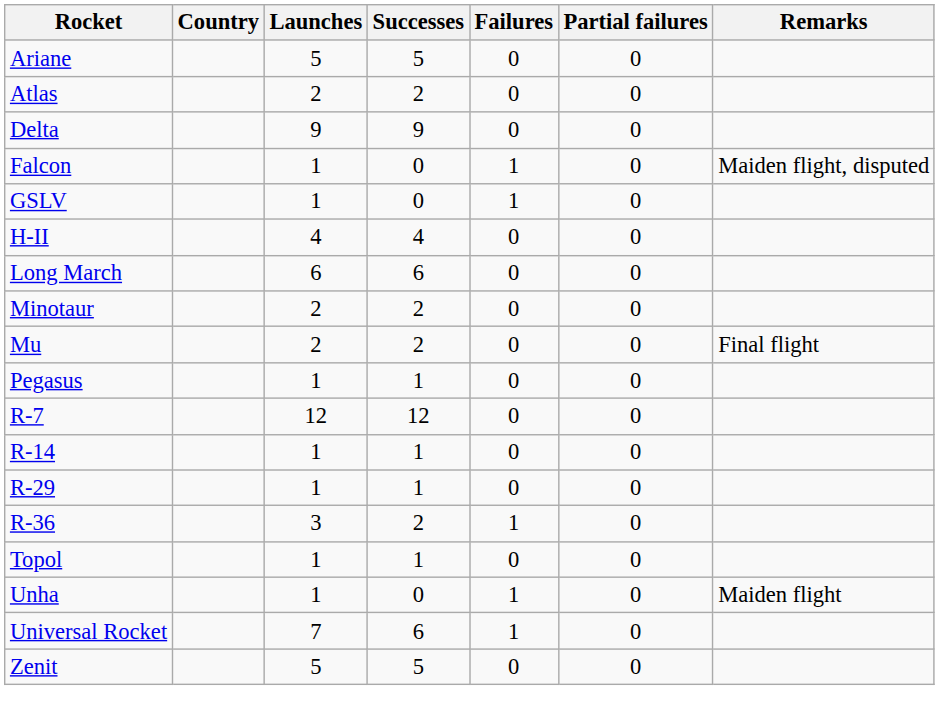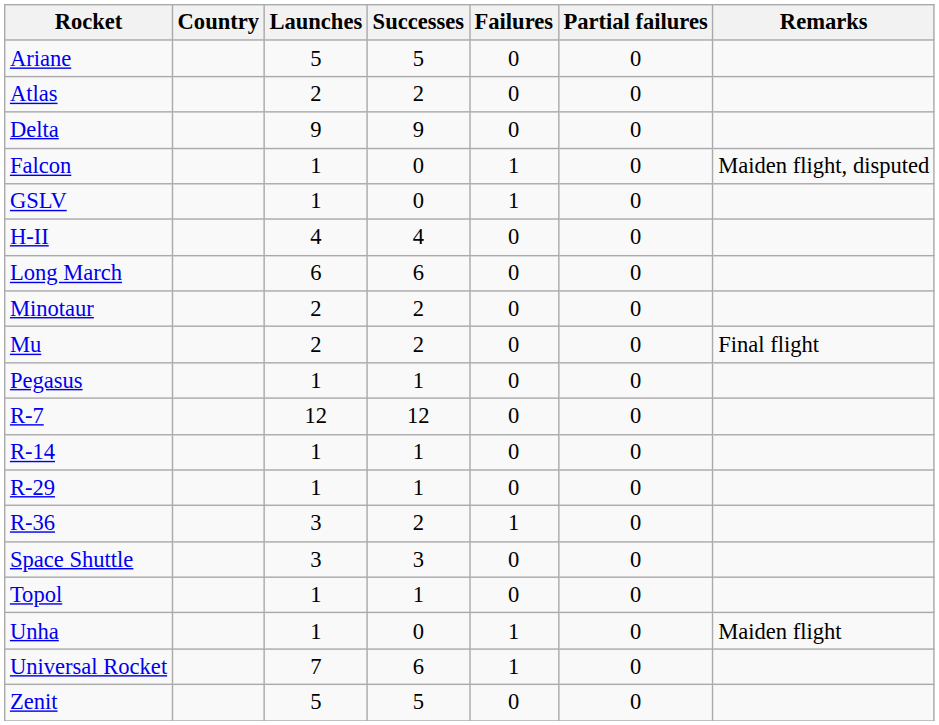+ row: (72, 559)
